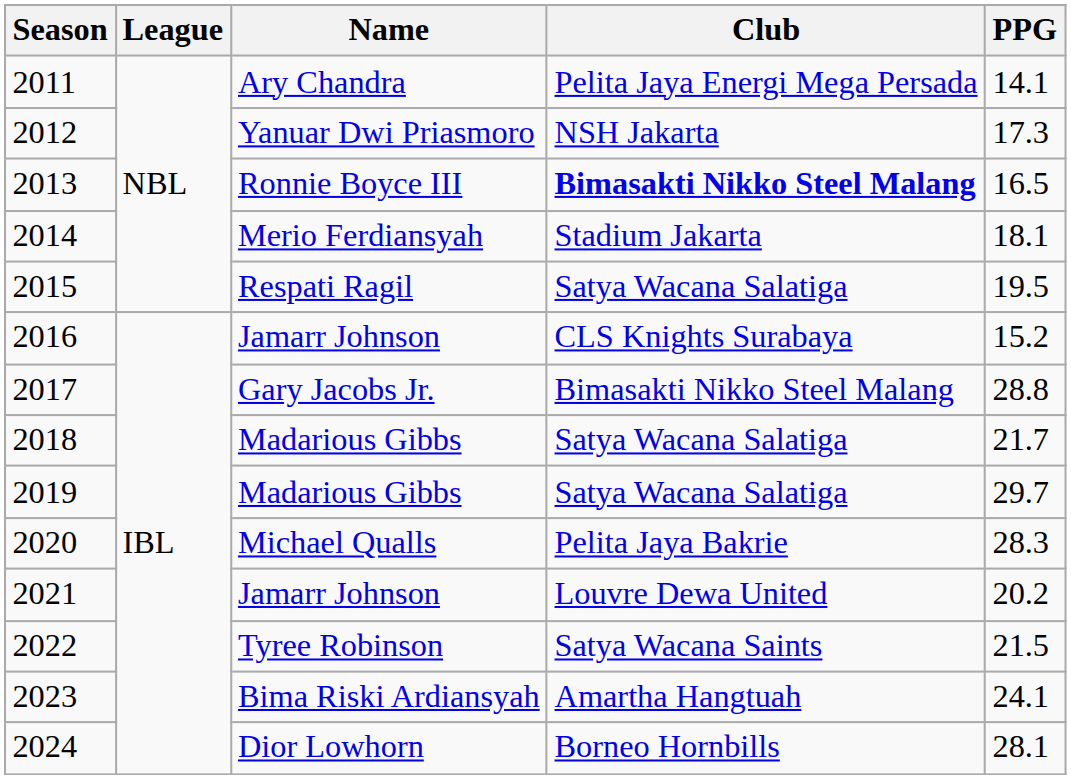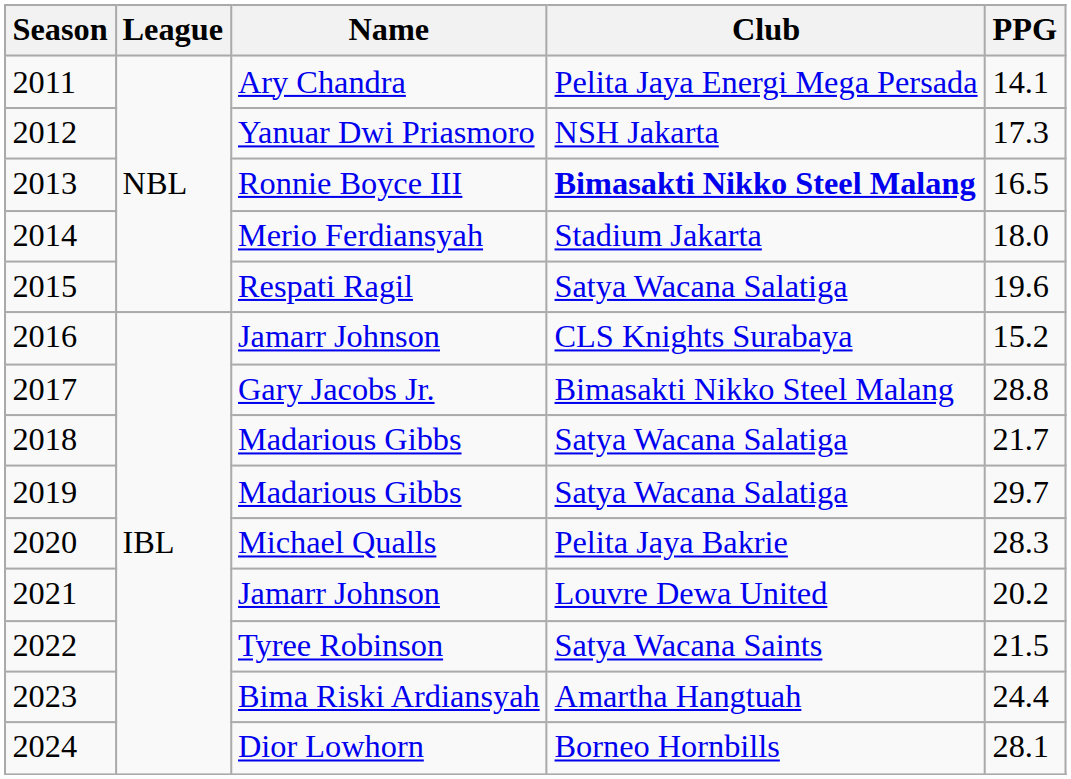(1021, 235) 18.1 -> (1021, 235) 18.0
(1021, 286) 19.5 -> (1021, 286) 19.6
(1021, 696) 24.1 -> (1021, 696) 24.4
